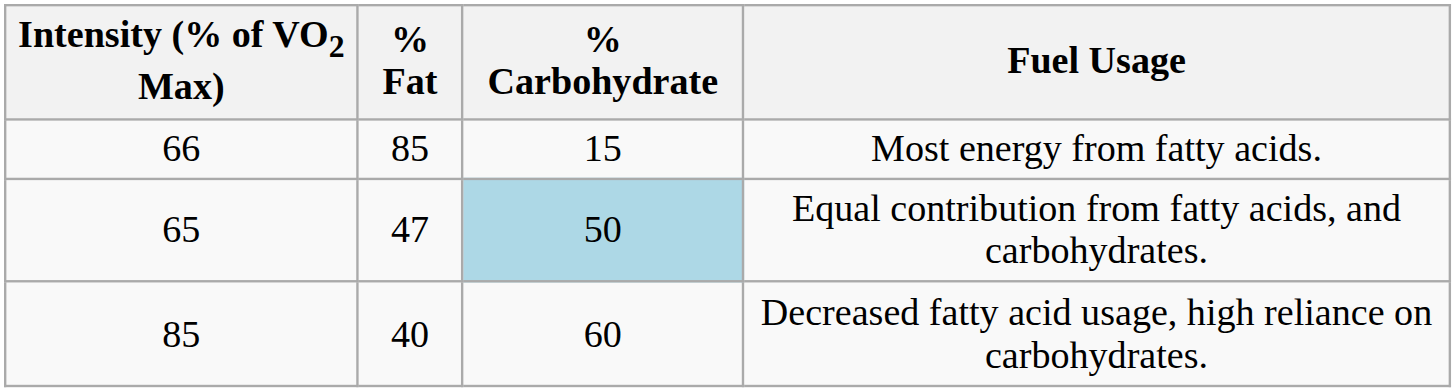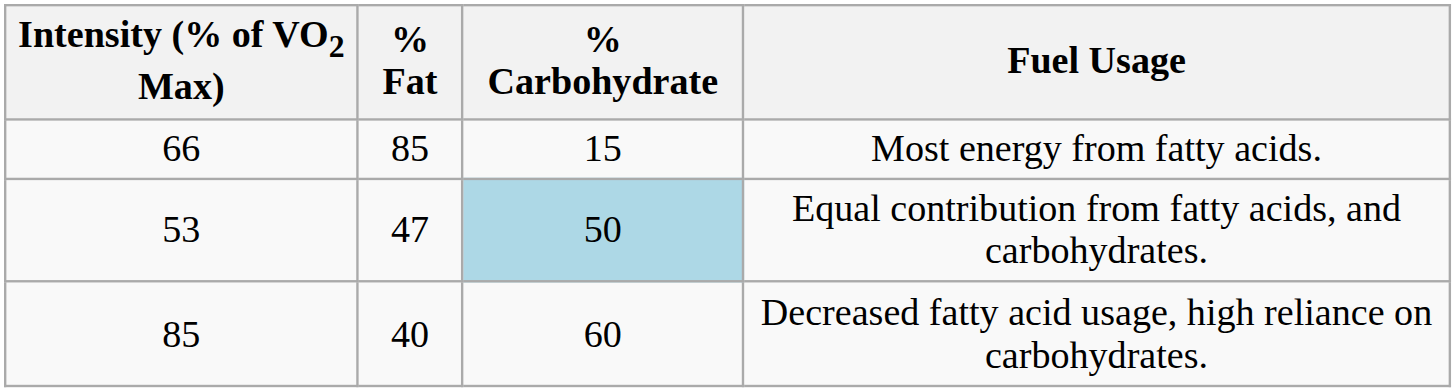(181, 229) 65 -> (181, 229) 53
